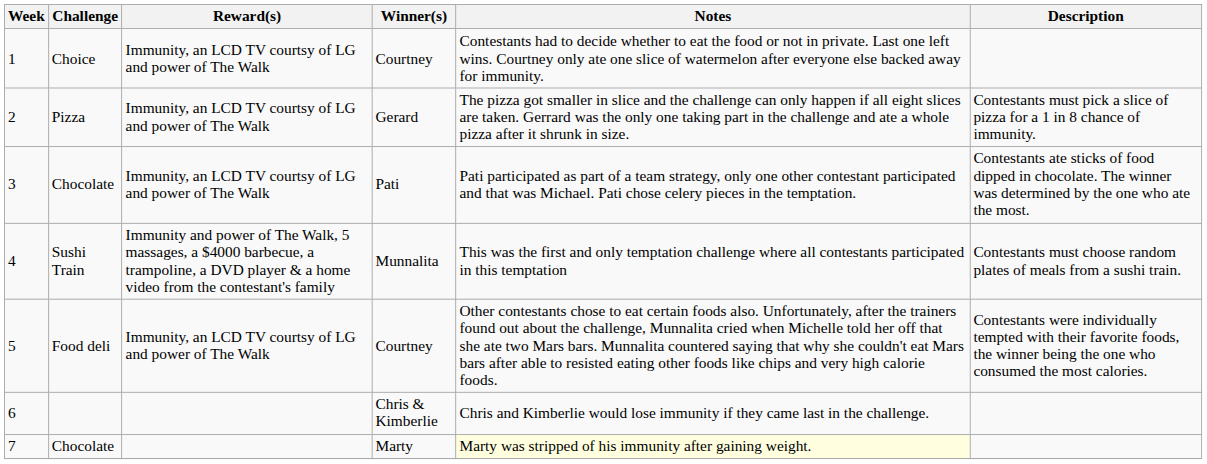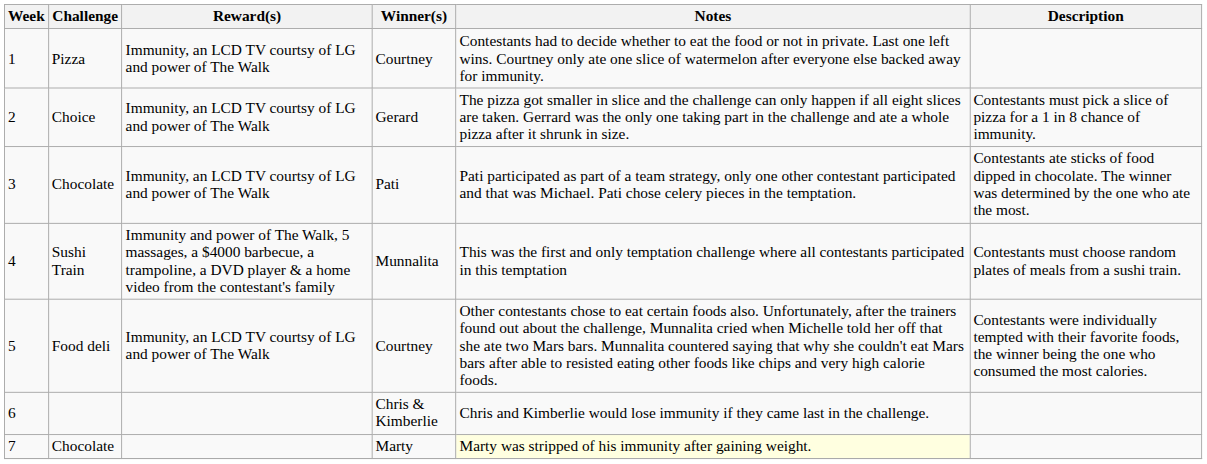(74, 58) Choice -> (68, 58) Pizza
(68, 117) Pizza -> (74, 117) Choice
